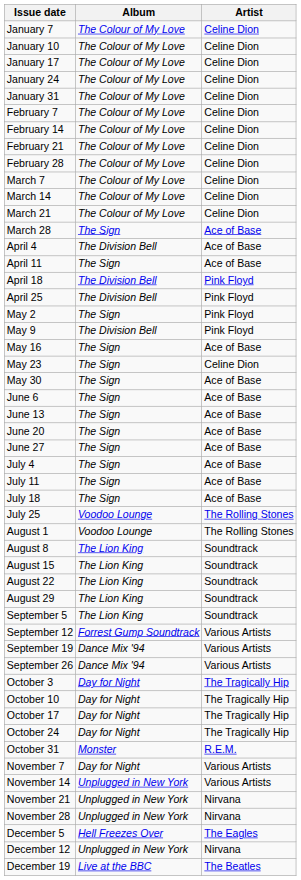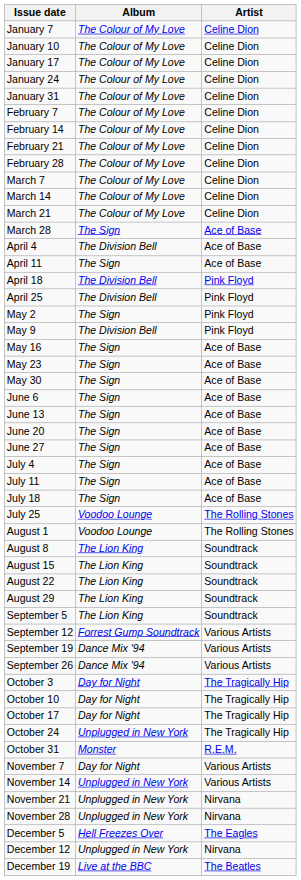(232, 364) Celine Dion -> (233, 364) Ace of Base
(109, 733) Day for Night -> (133, 733) Unplugged in New York
